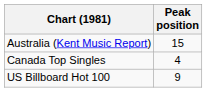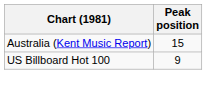- row: (56, 60)
